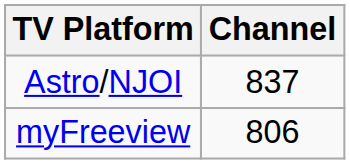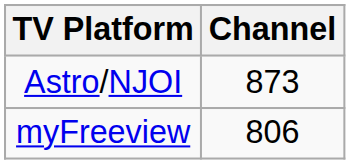(272, 81) 837 -> (272, 81) 873
